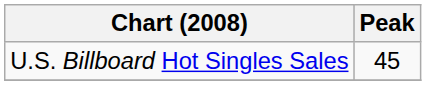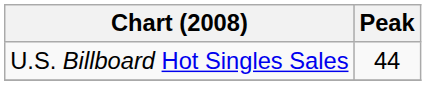(387, 60) 45 -> (387, 60) 44
